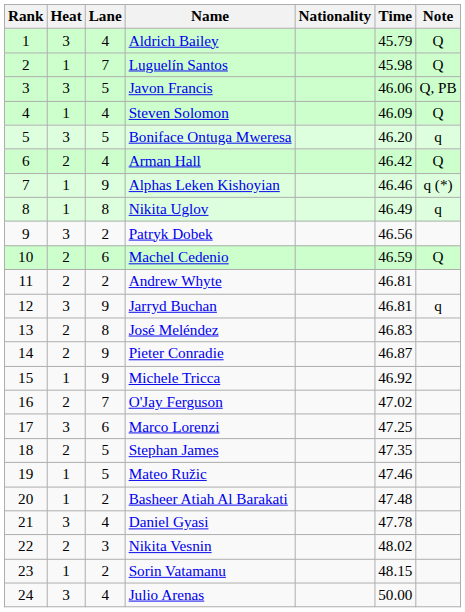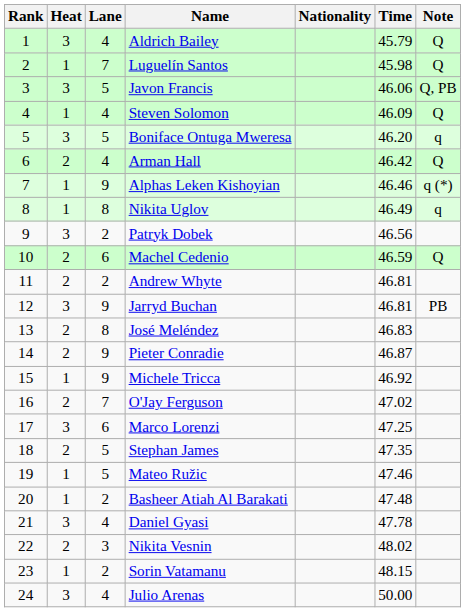(438, 305) q -> (438, 305) PB
